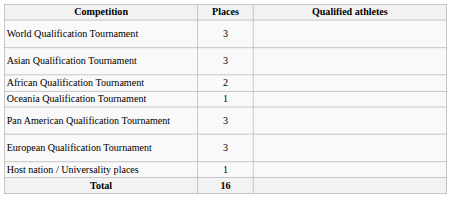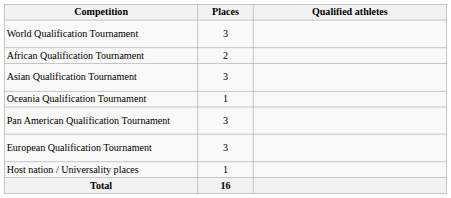rows swapped: (75, 83) <-> (72, 61)
